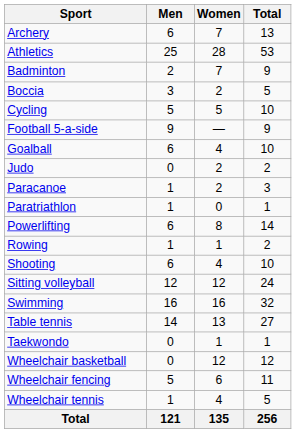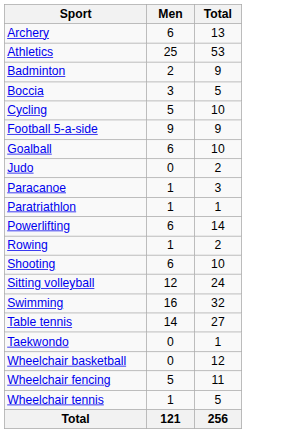- column: (219, 14)
